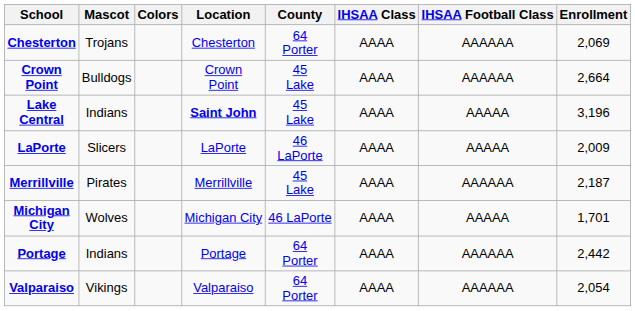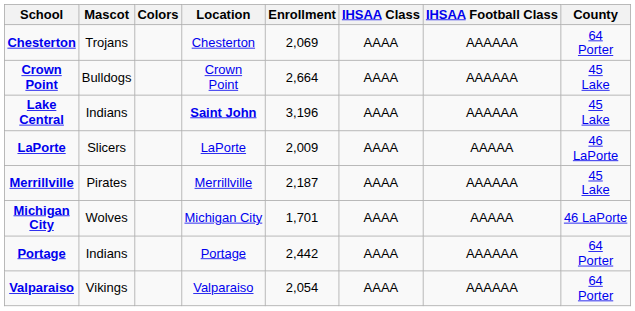columns swapped: (593, 14) <-> (300, 14)
(488, 112) AAAAA -> (492, 112) AAAAAA
